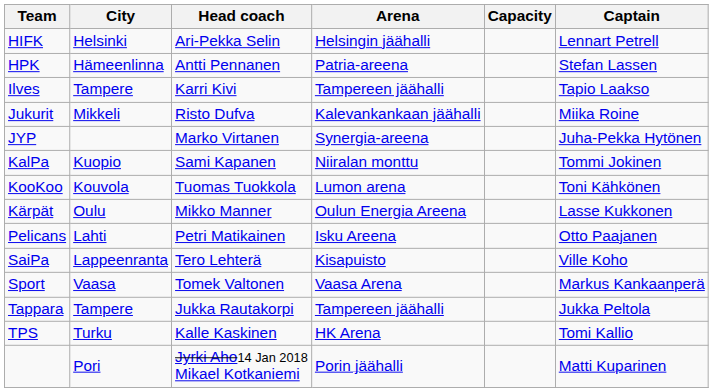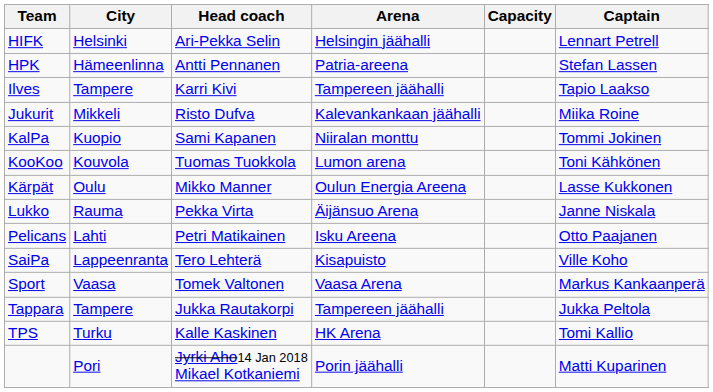- row: (22, 138)
+ row: (29, 211)
